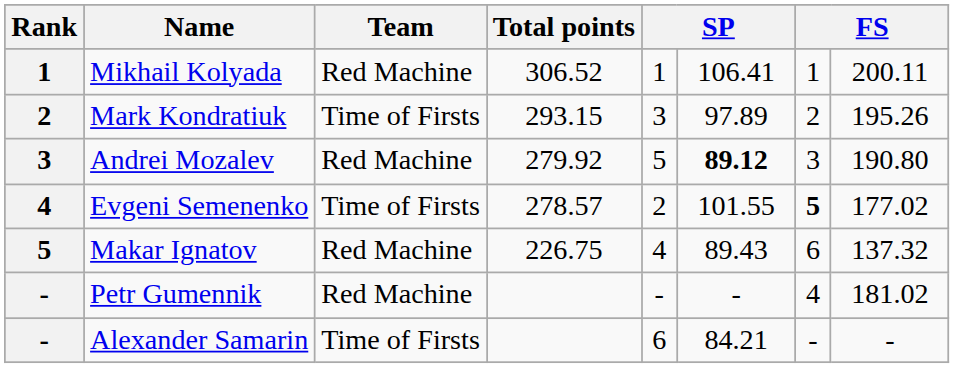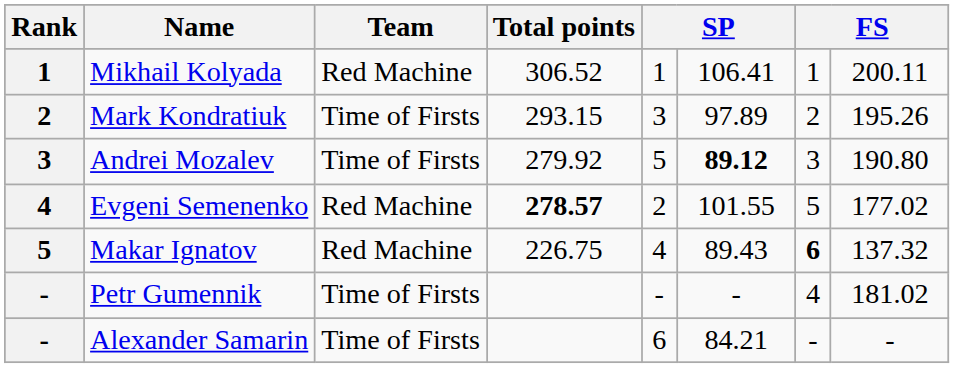(397, 160) Red Machine -> (401, 160) Time of Firsts
(401, 205) Time of Firsts -> (397, 205) Red Machine
(564, 205) normal -> (564, 205) bold
(813, 205) bold -> (813, 205) normal
(813, 250) normal -> (813, 250) bold
(397, 294) Red Machine -> (401, 294) Time of Firsts
